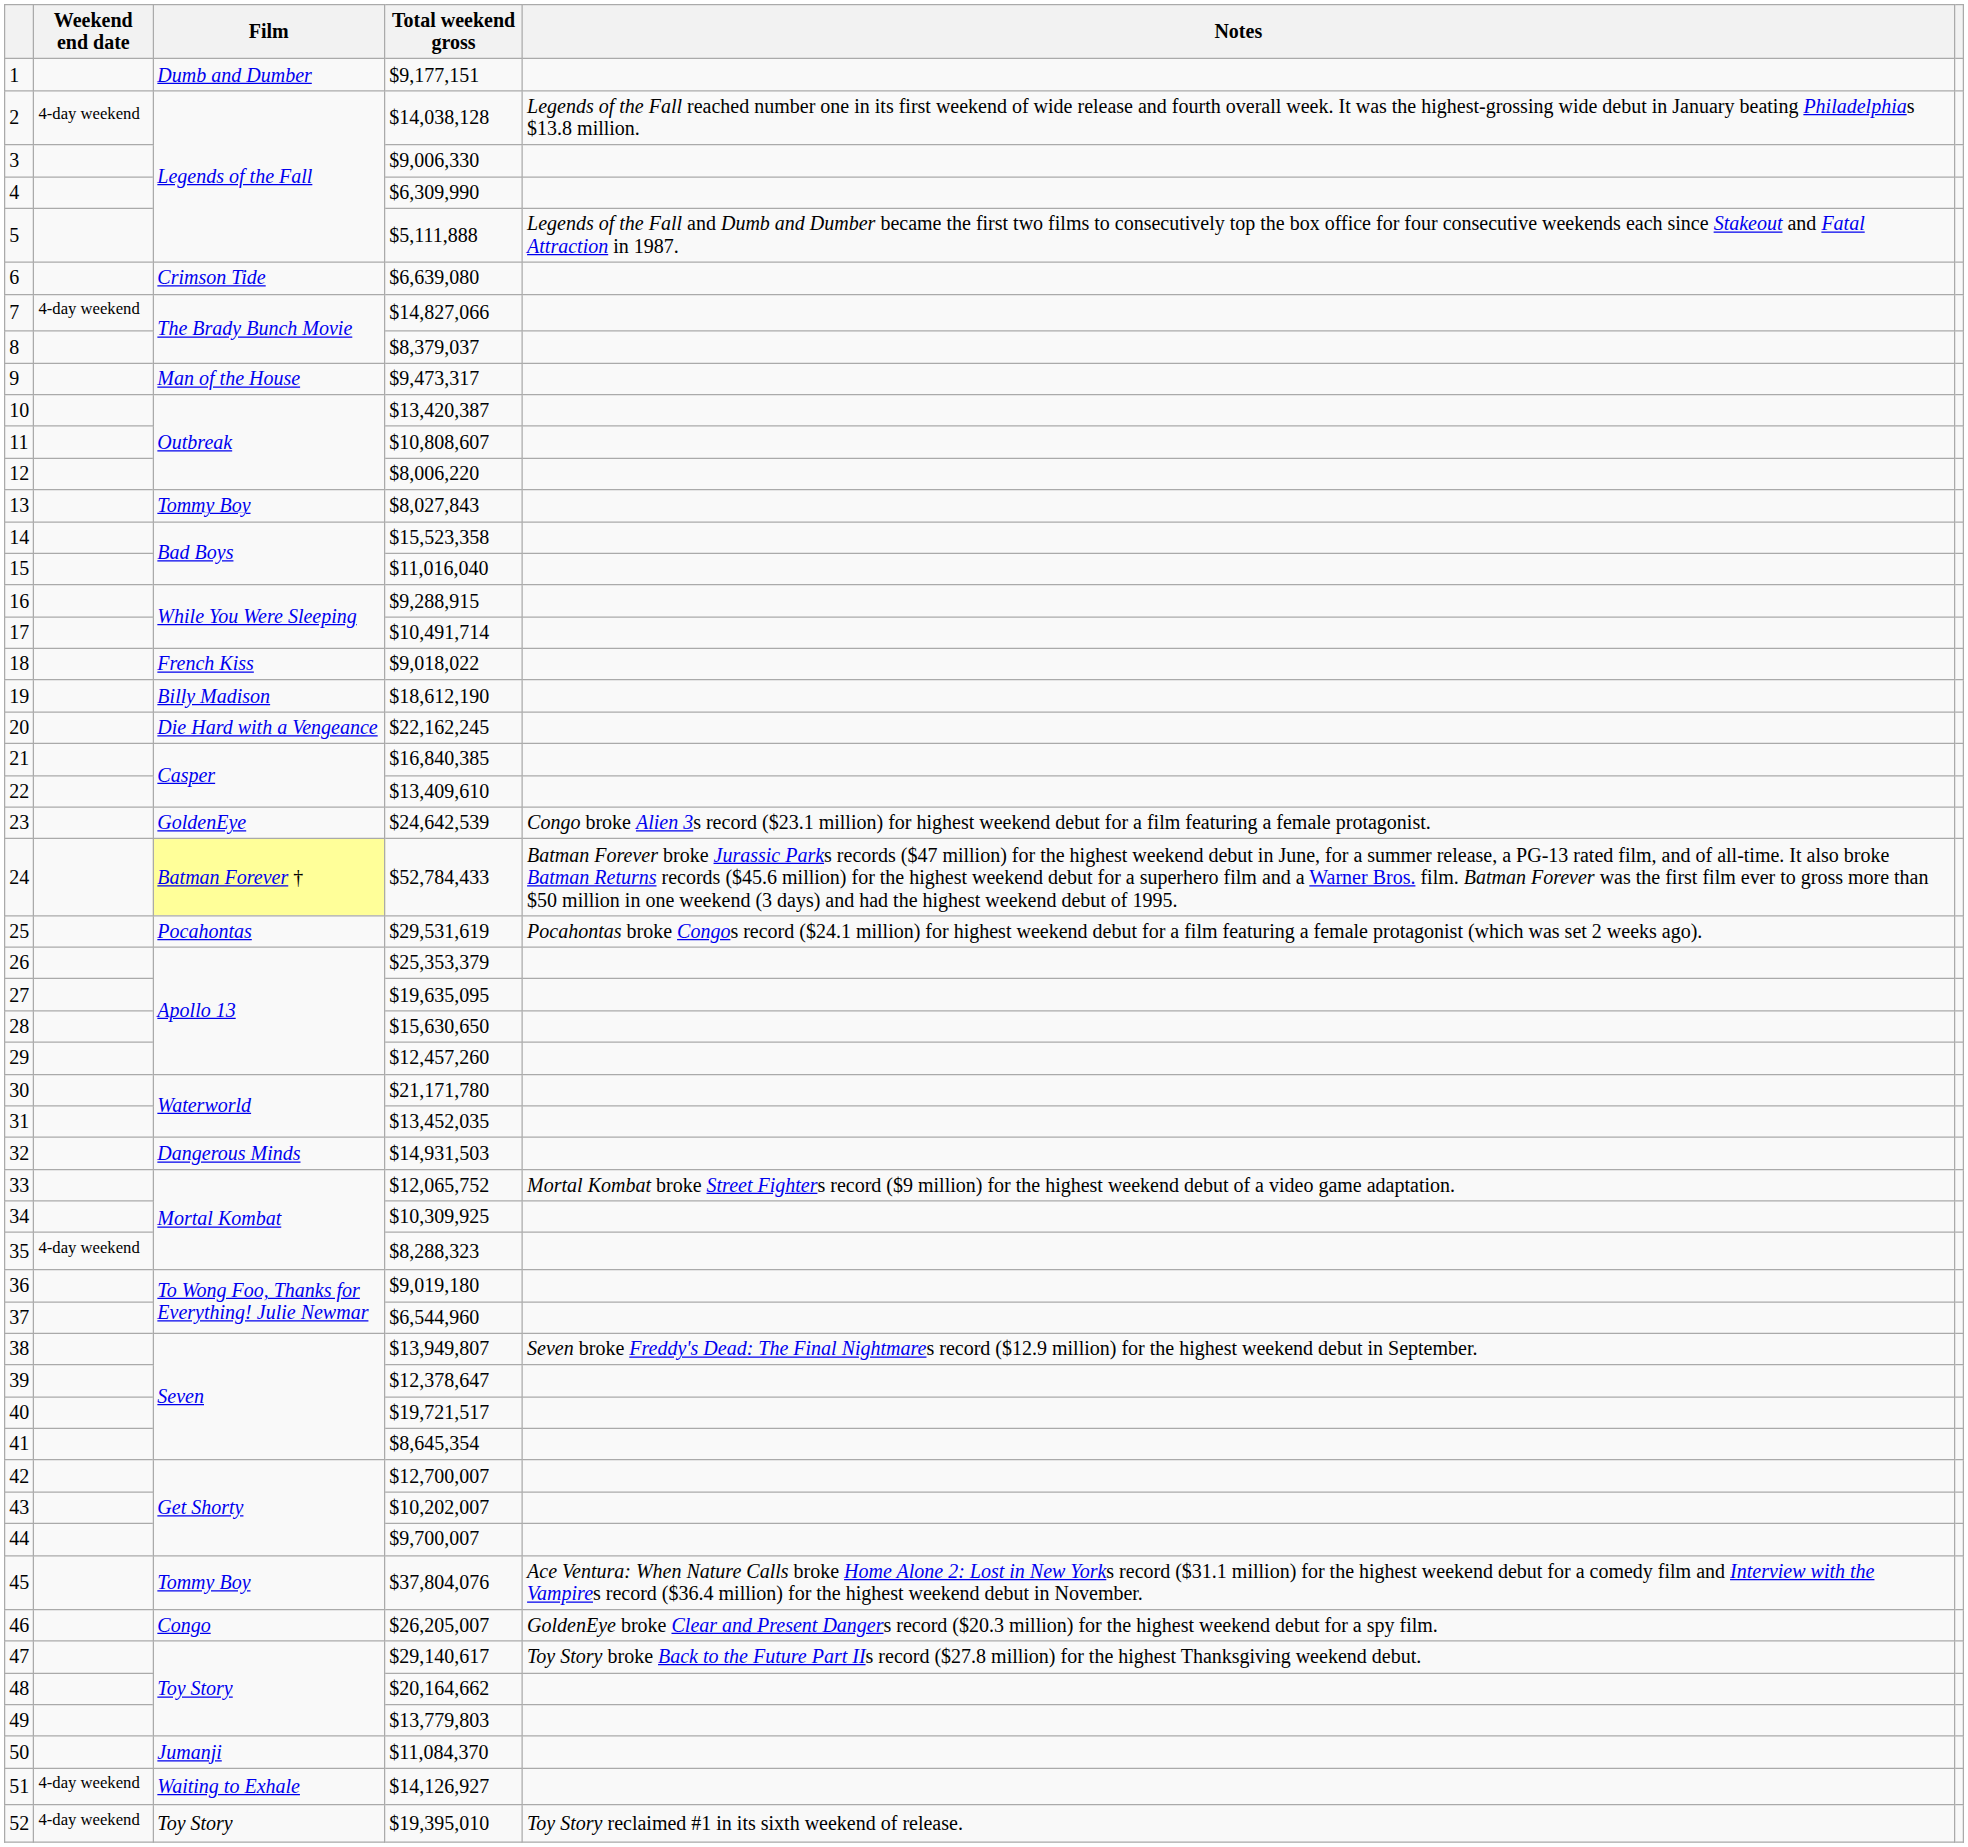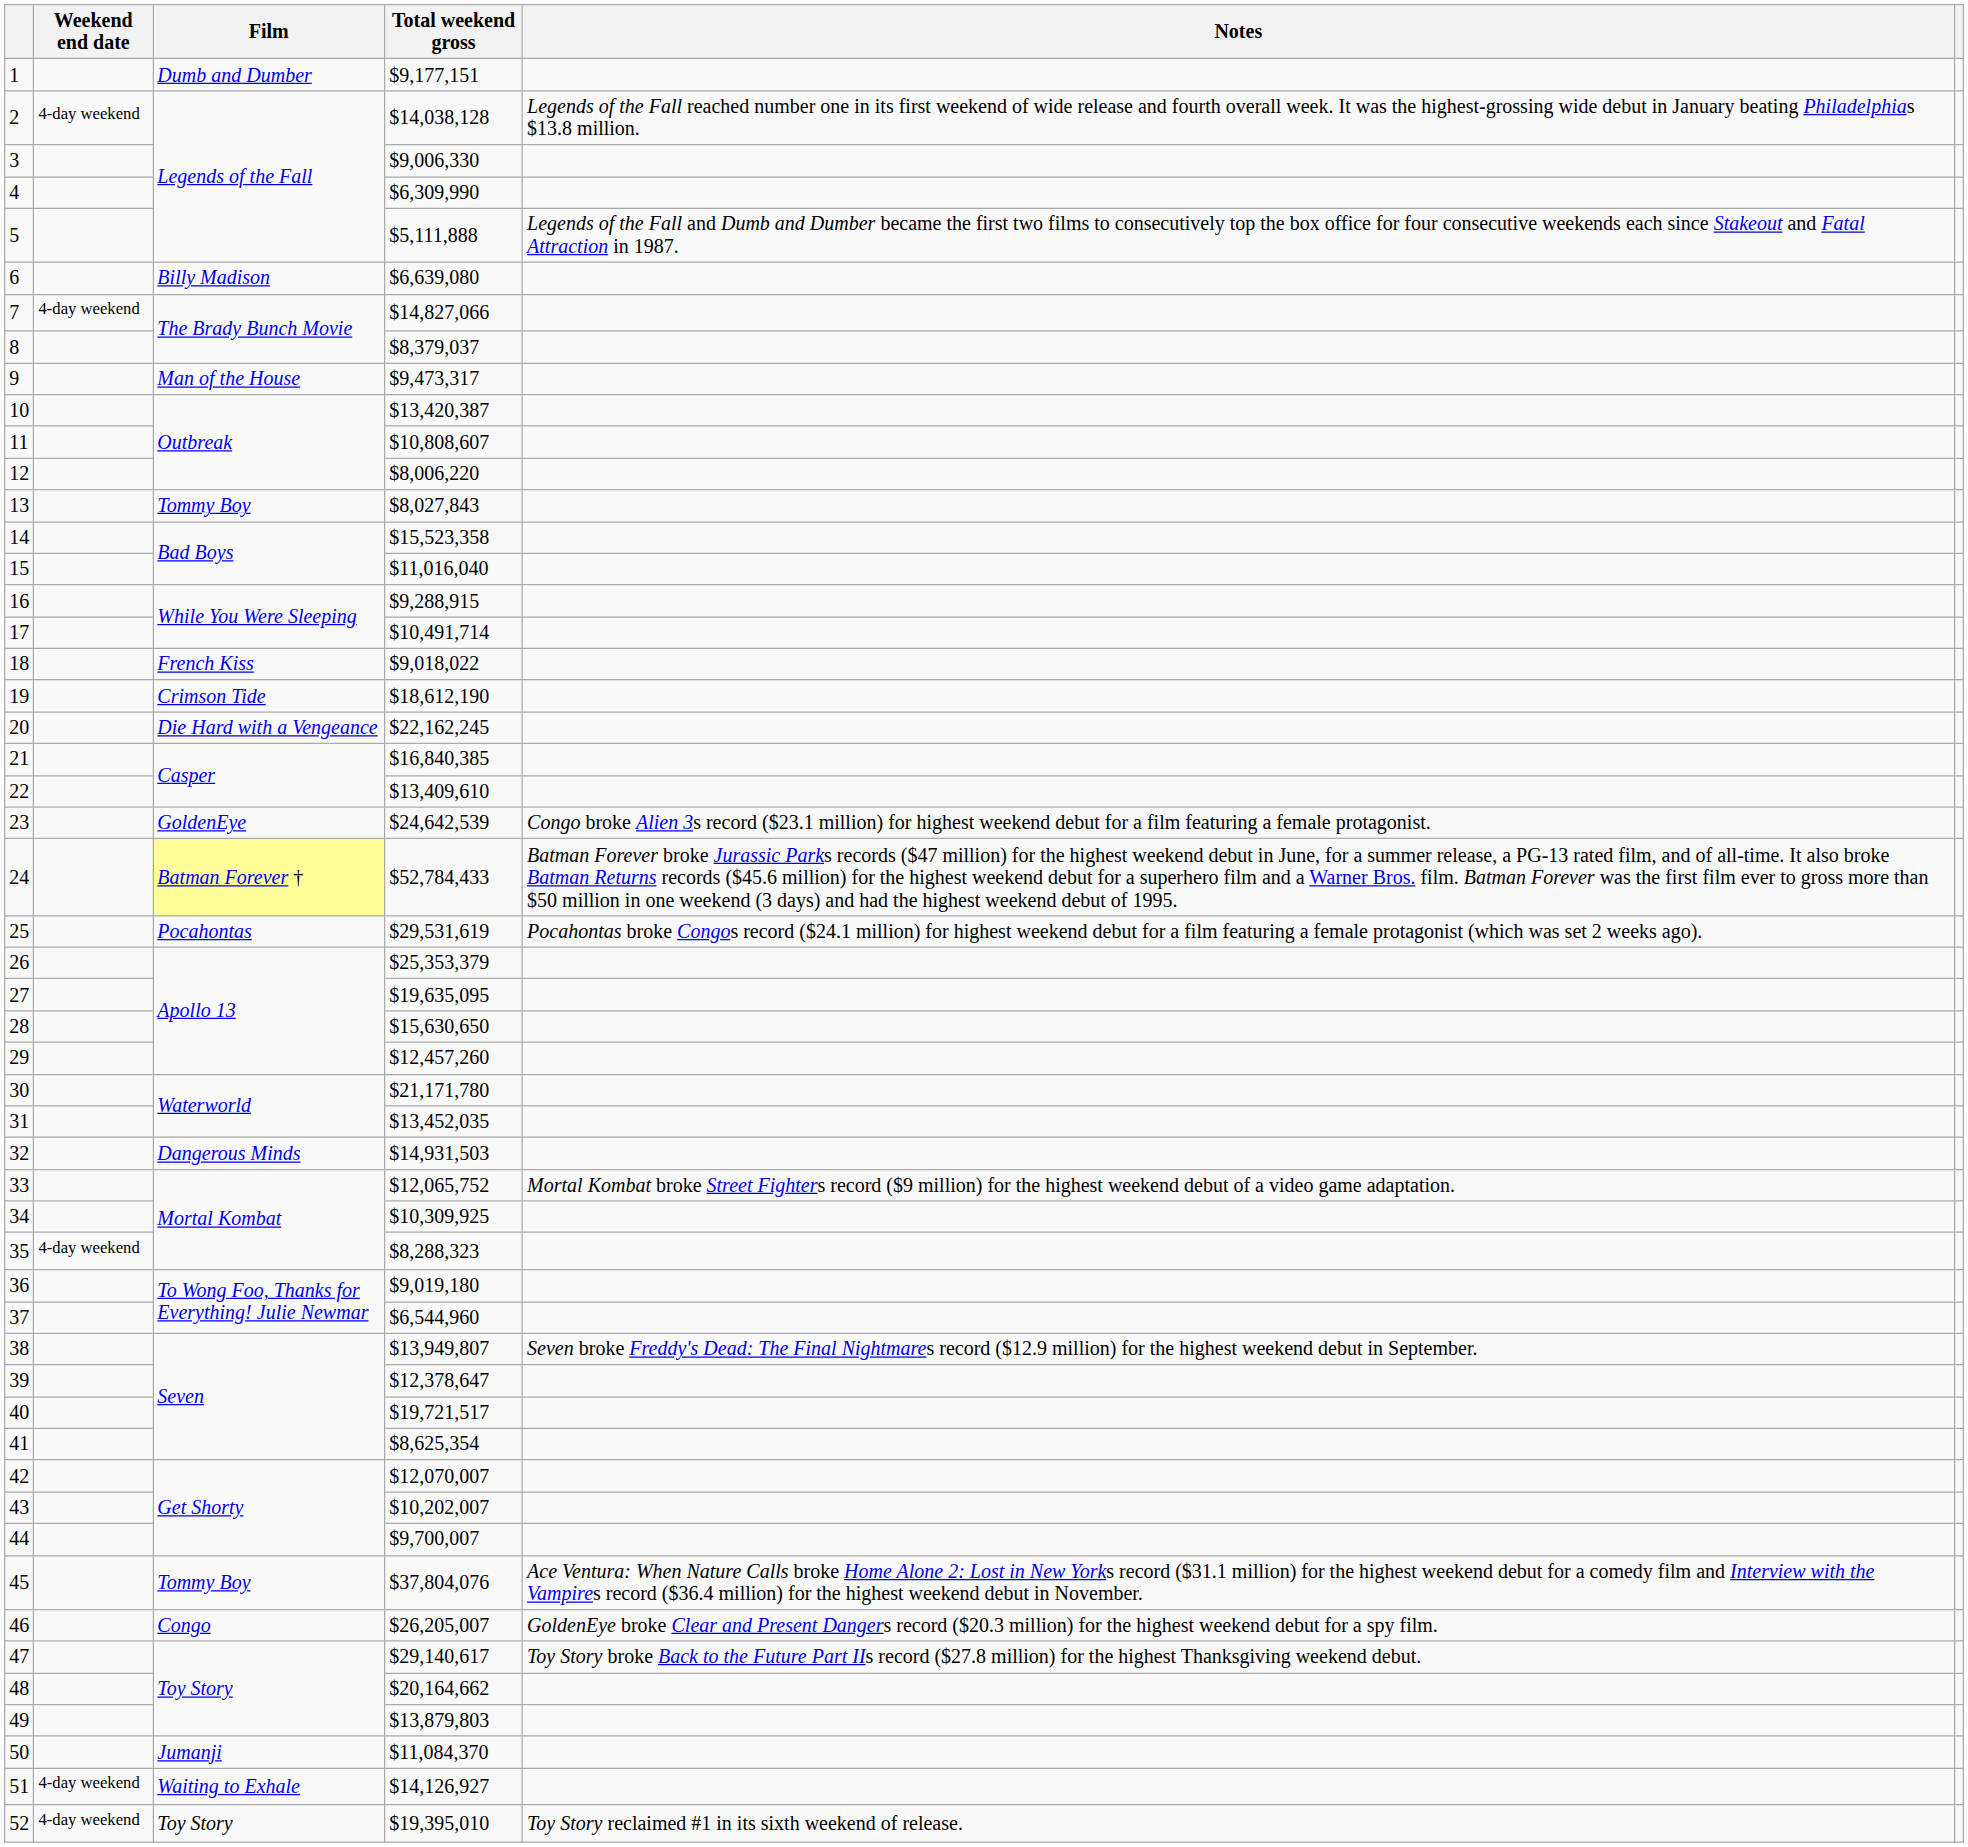(212, 278) Crimson Tide -> (214, 278) Billy Madison
(214, 695) Billy Madison -> (212, 695) Crimson Tide
(434, 1444) $8,645,354 -> (434, 1444) $8,625,354
(439, 1475) $12,700,007 -> (439, 1475) $12,070,007
(439, 1720) $13,779,803 -> (439, 1720) $13,879,803
